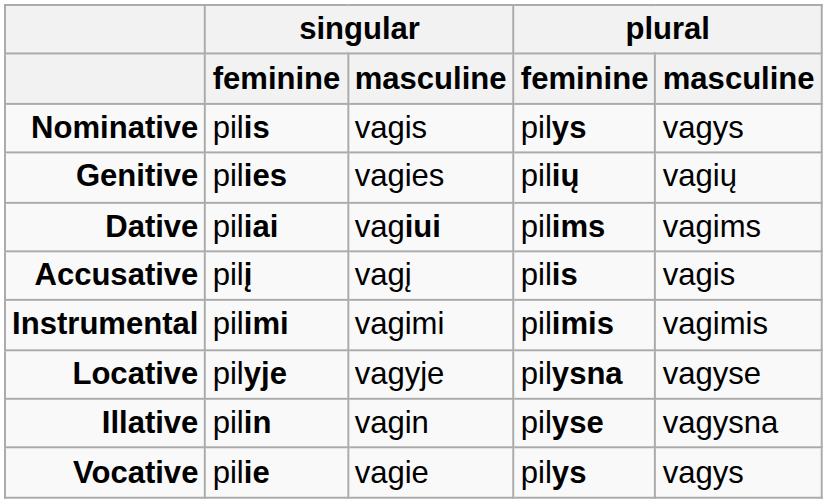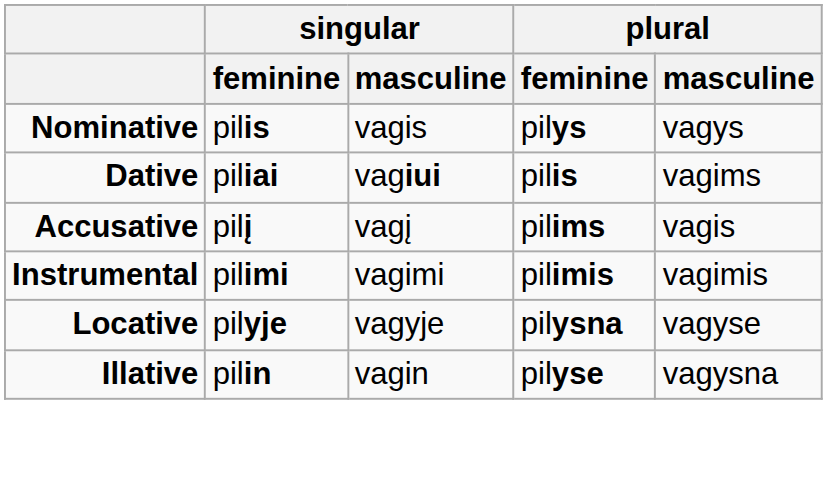- row: (137, 176)
(563, 226) pilims -> (549, 176) pilis
(549, 275) pilis -> (563, 226) pilims
- row: (136, 472)
